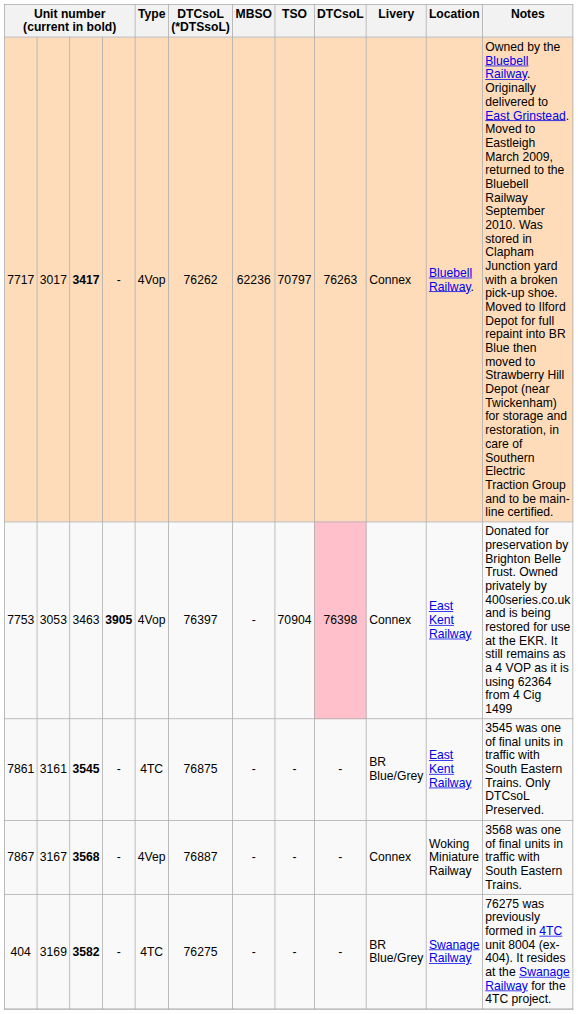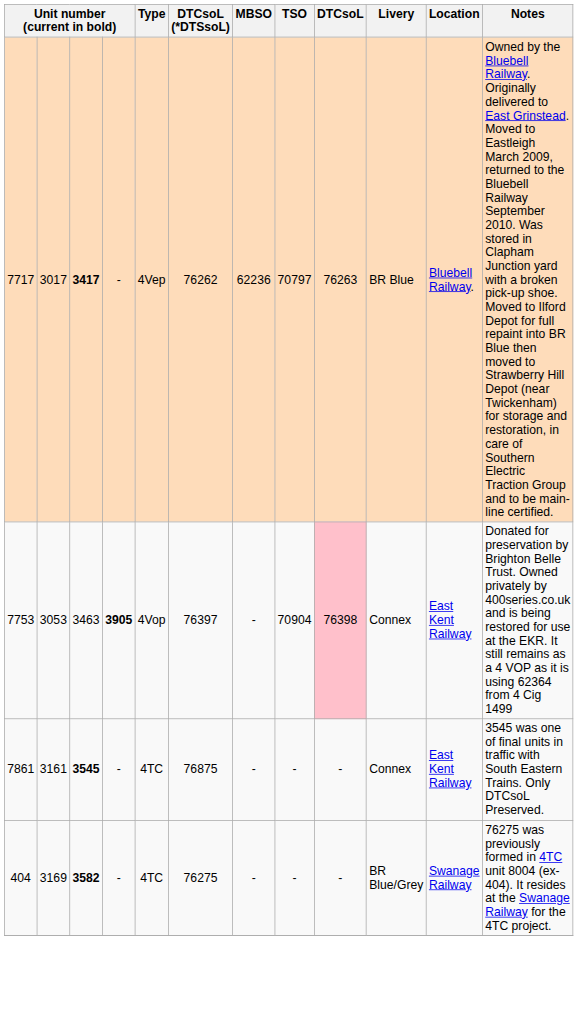(152, 279) 4Vop -> (152, 279) 4Vep
(390, 279) Connex -> (392, 279) BR Blue
(396, 769) BR Blue/Grey -> (390, 769) Connex
- row: (21, 857)
